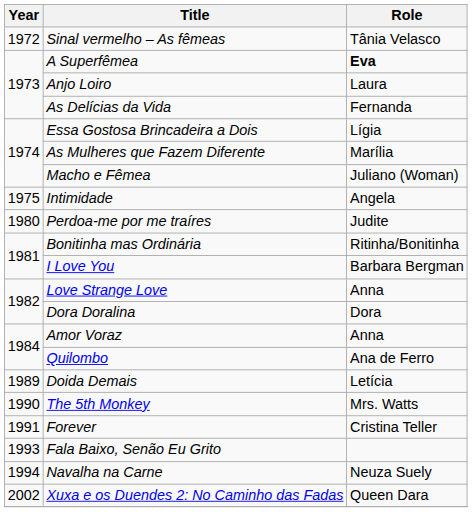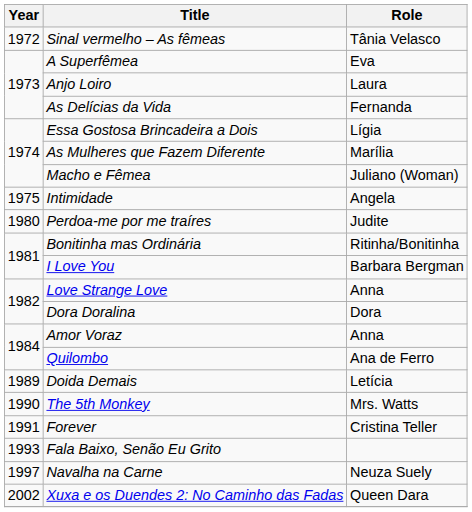(363, 61) bold -> (362, 61) normal
(24, 472) 1994 -> (24, 472) 1997
